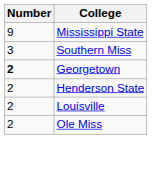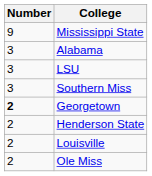+ row: (80, 50)
+ row: (68, 69)
